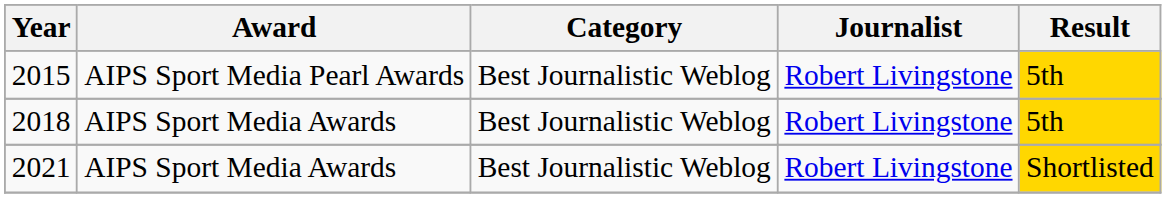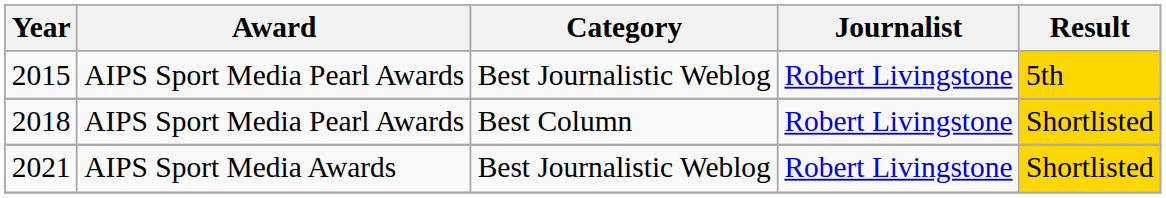(240, 121) AIPS Sport Media Awards -> (274, 121) AIPS Sport Media Pearl Awards
(624, 121) Best Journalistic Weblog -> (555, 121) Best Column
(1045, 121) 5th -> (1090, 121) Shortlisted
